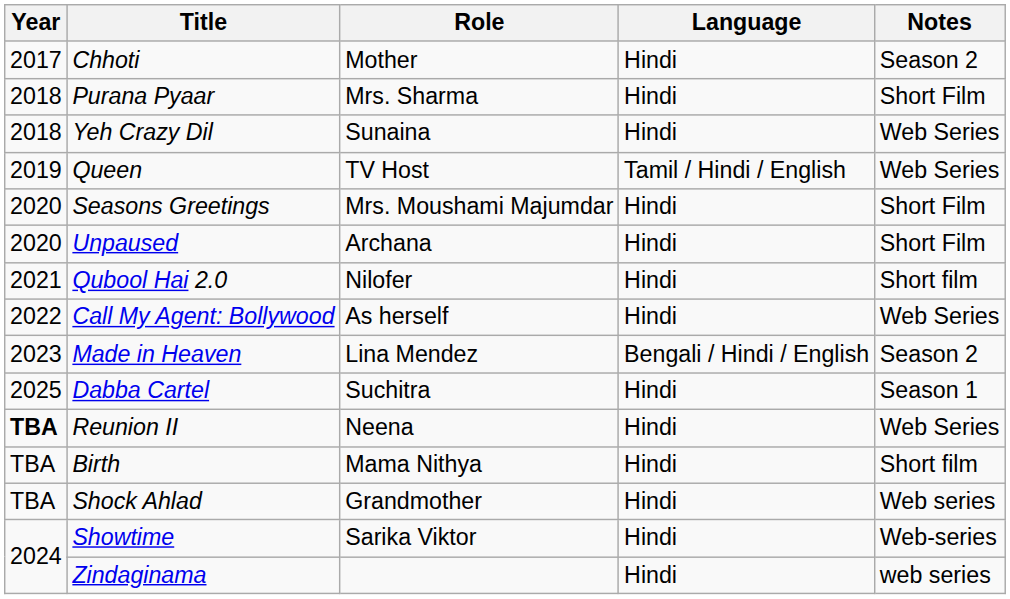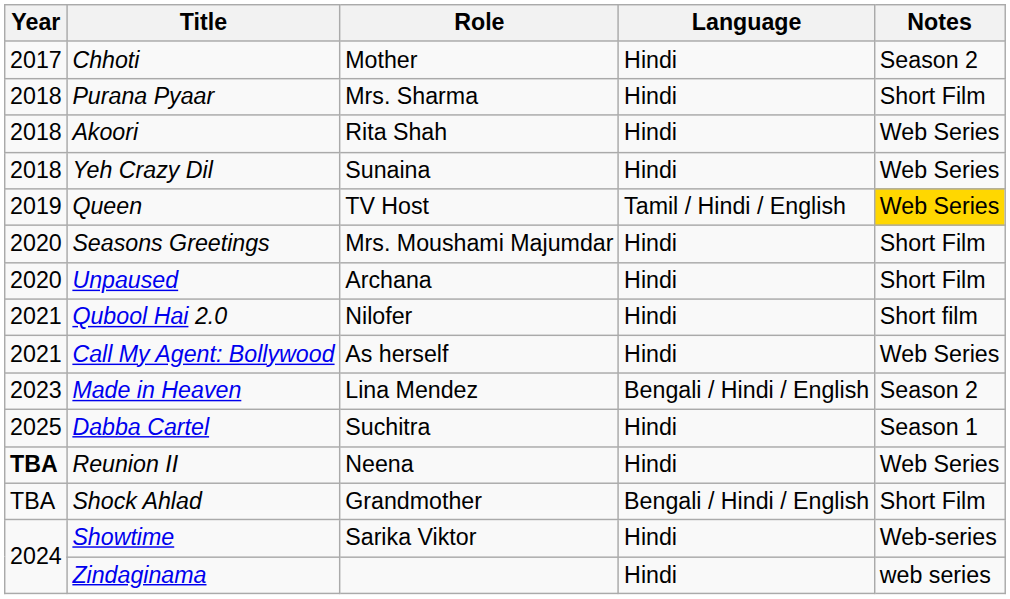+ row: (105, 133)
(940, 170) no background -> (940, 206) gold background
(36, 317) 2022 -> (36, 354) 2021
- row: (96, 464)
(651, 501) Hindi -> (747, 501) Bengali / Hindi / English
(938, 501) Web series -> (933, 501) Short Film
